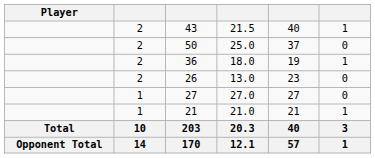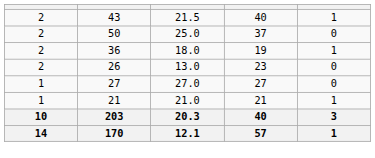- column: (59, 13)
